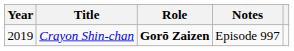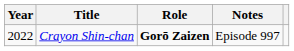(20, 35) 2019 -> (20, 35) 2022
